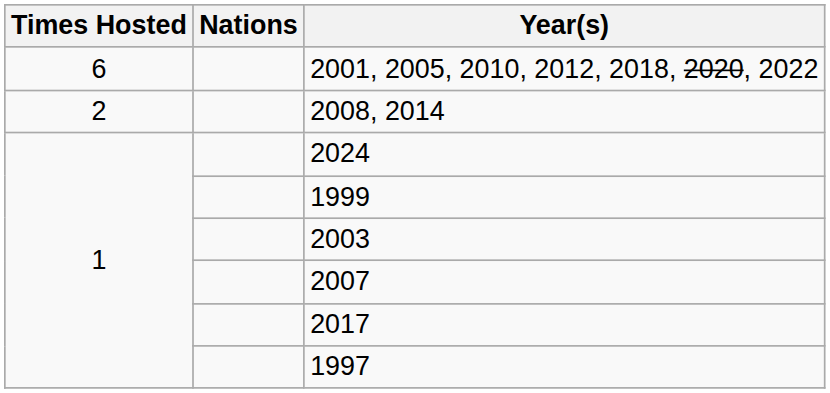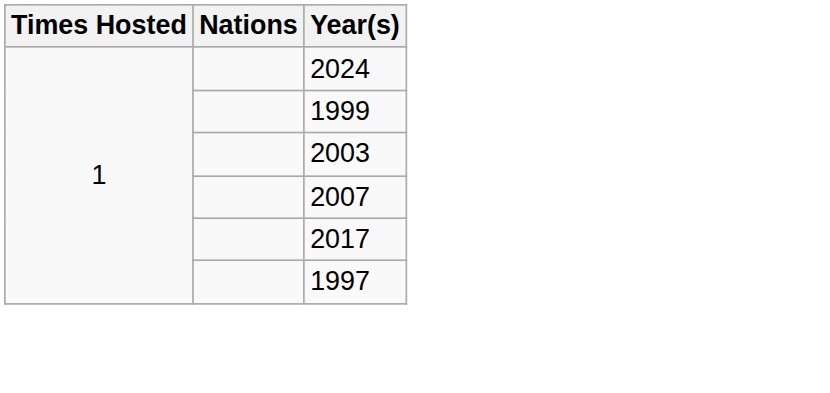- row: (564, 68)
- row: (377, 111)
